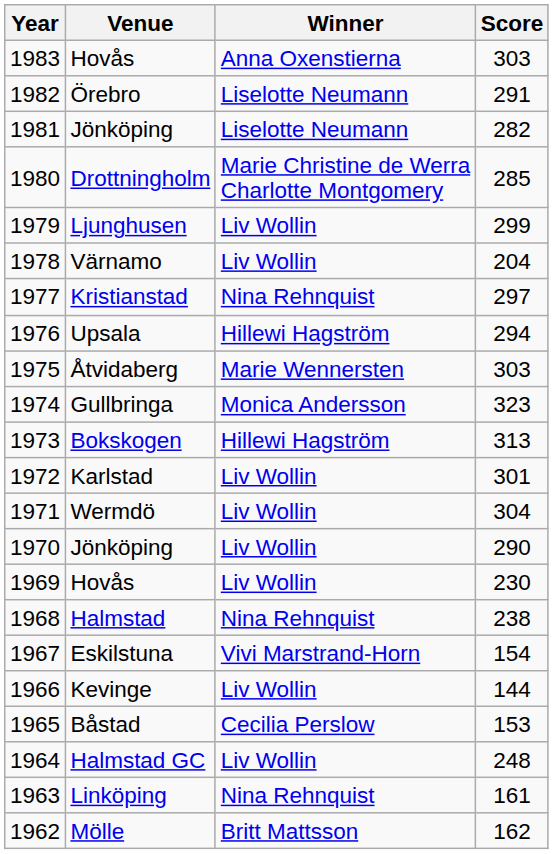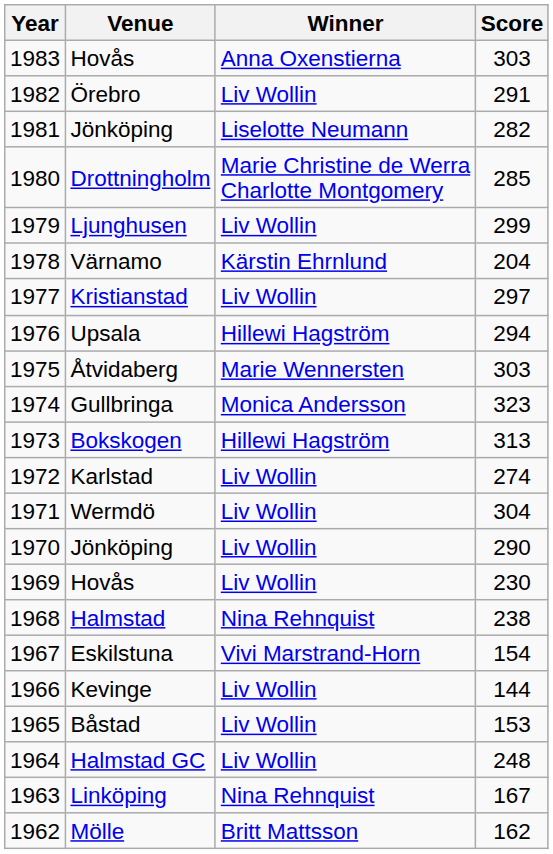(315, 94) Liselotte Neumann -> (269, 94) Liv Wollin
(269, 262) Liv Wollin -> (304, 262) Kärstin Ehrnlund
(298, 297) Nina Rehnquist -> (269, 297) Liv Wollin
(512, 475) 301 -> (512, 475) 274
(298, 725) Cecilia Perslow -> (269, 725) Liv Wollin
(512, 796) 161 -> (512, 796) 167
